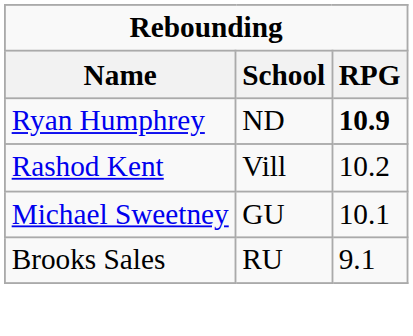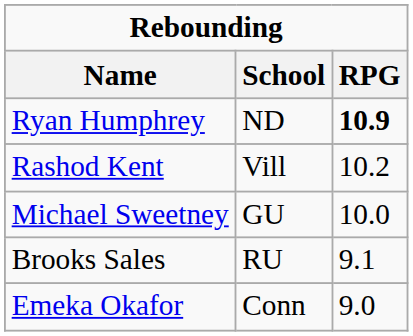(364, 213) 10.1 -> (364, 213) 10.0
+ row: (97, 306)
